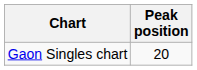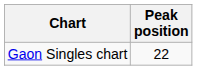(161, 53) 20 -> (161, 53) 22
